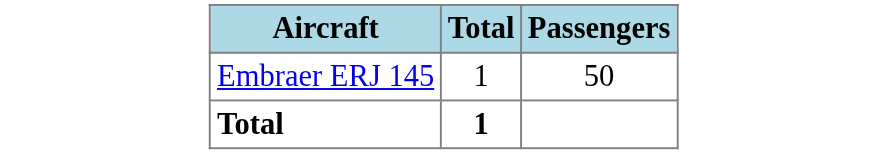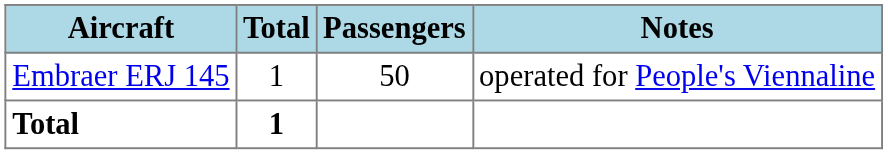+ column: (677, 28)
